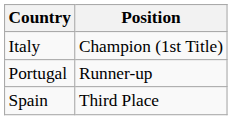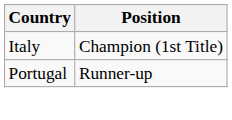- row: (28, 100)
